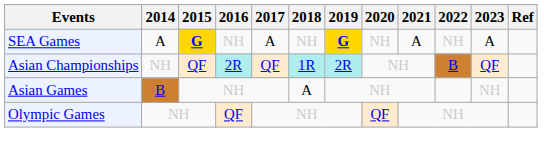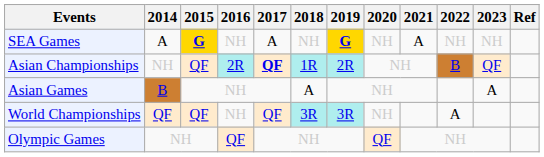(490, 41) A -> (492, 41) NH
(270, 66) normal -> (272, 66) bold
(490, 90) NH -> (492, 90) A
+ row: (74, 114)
